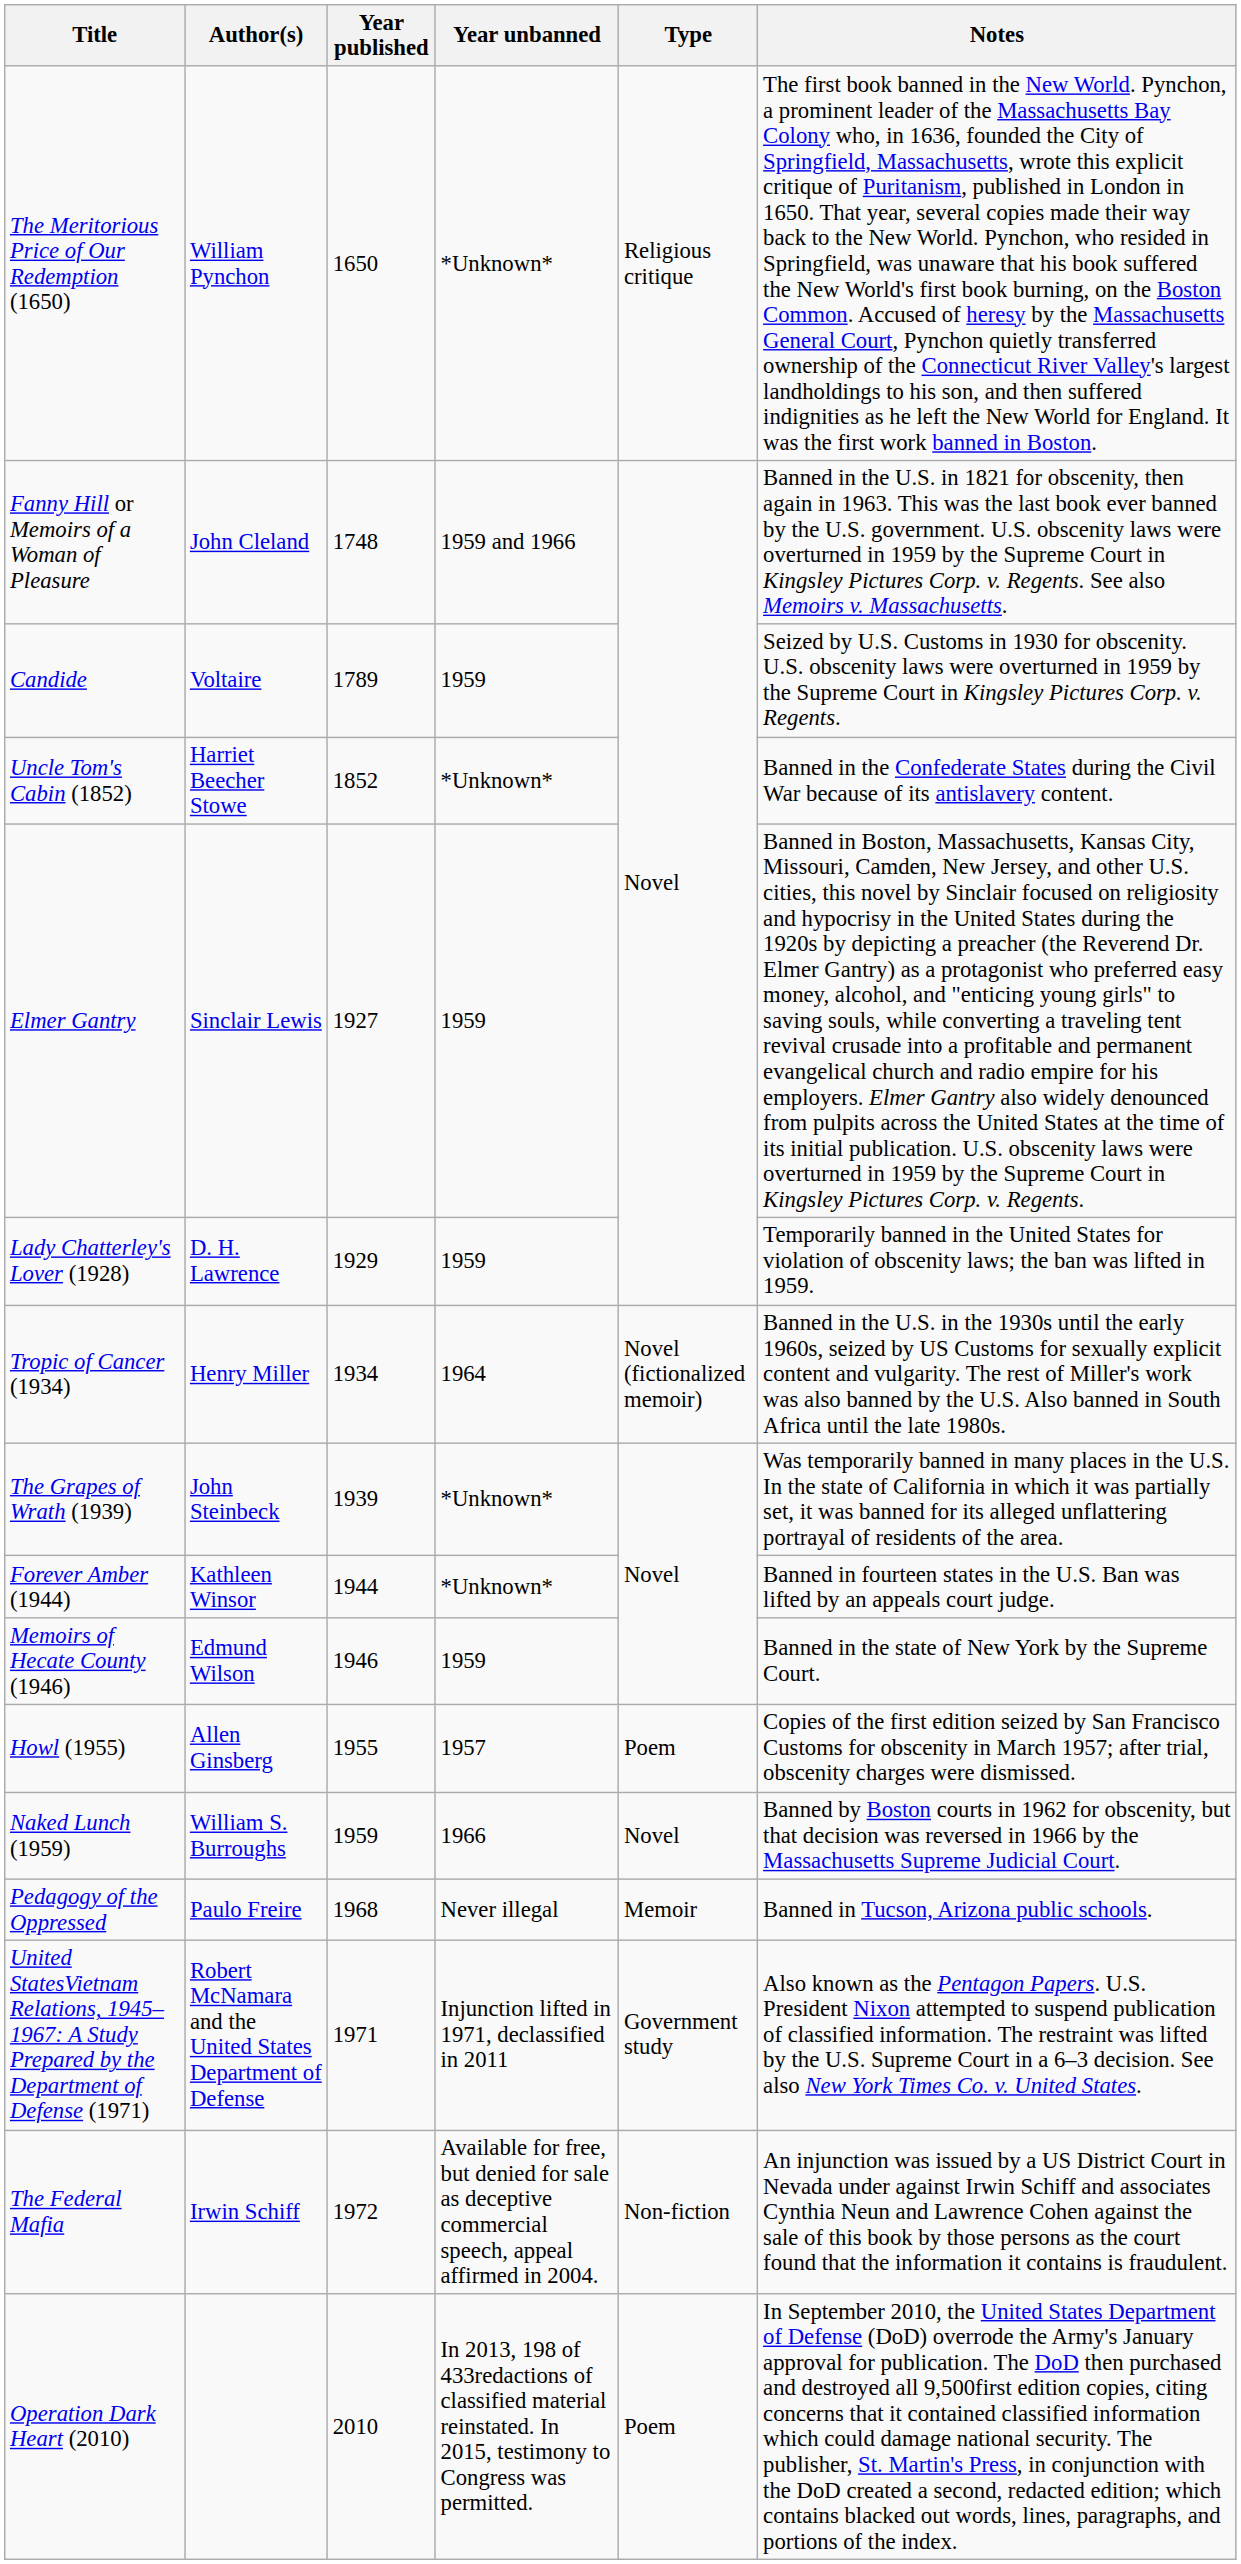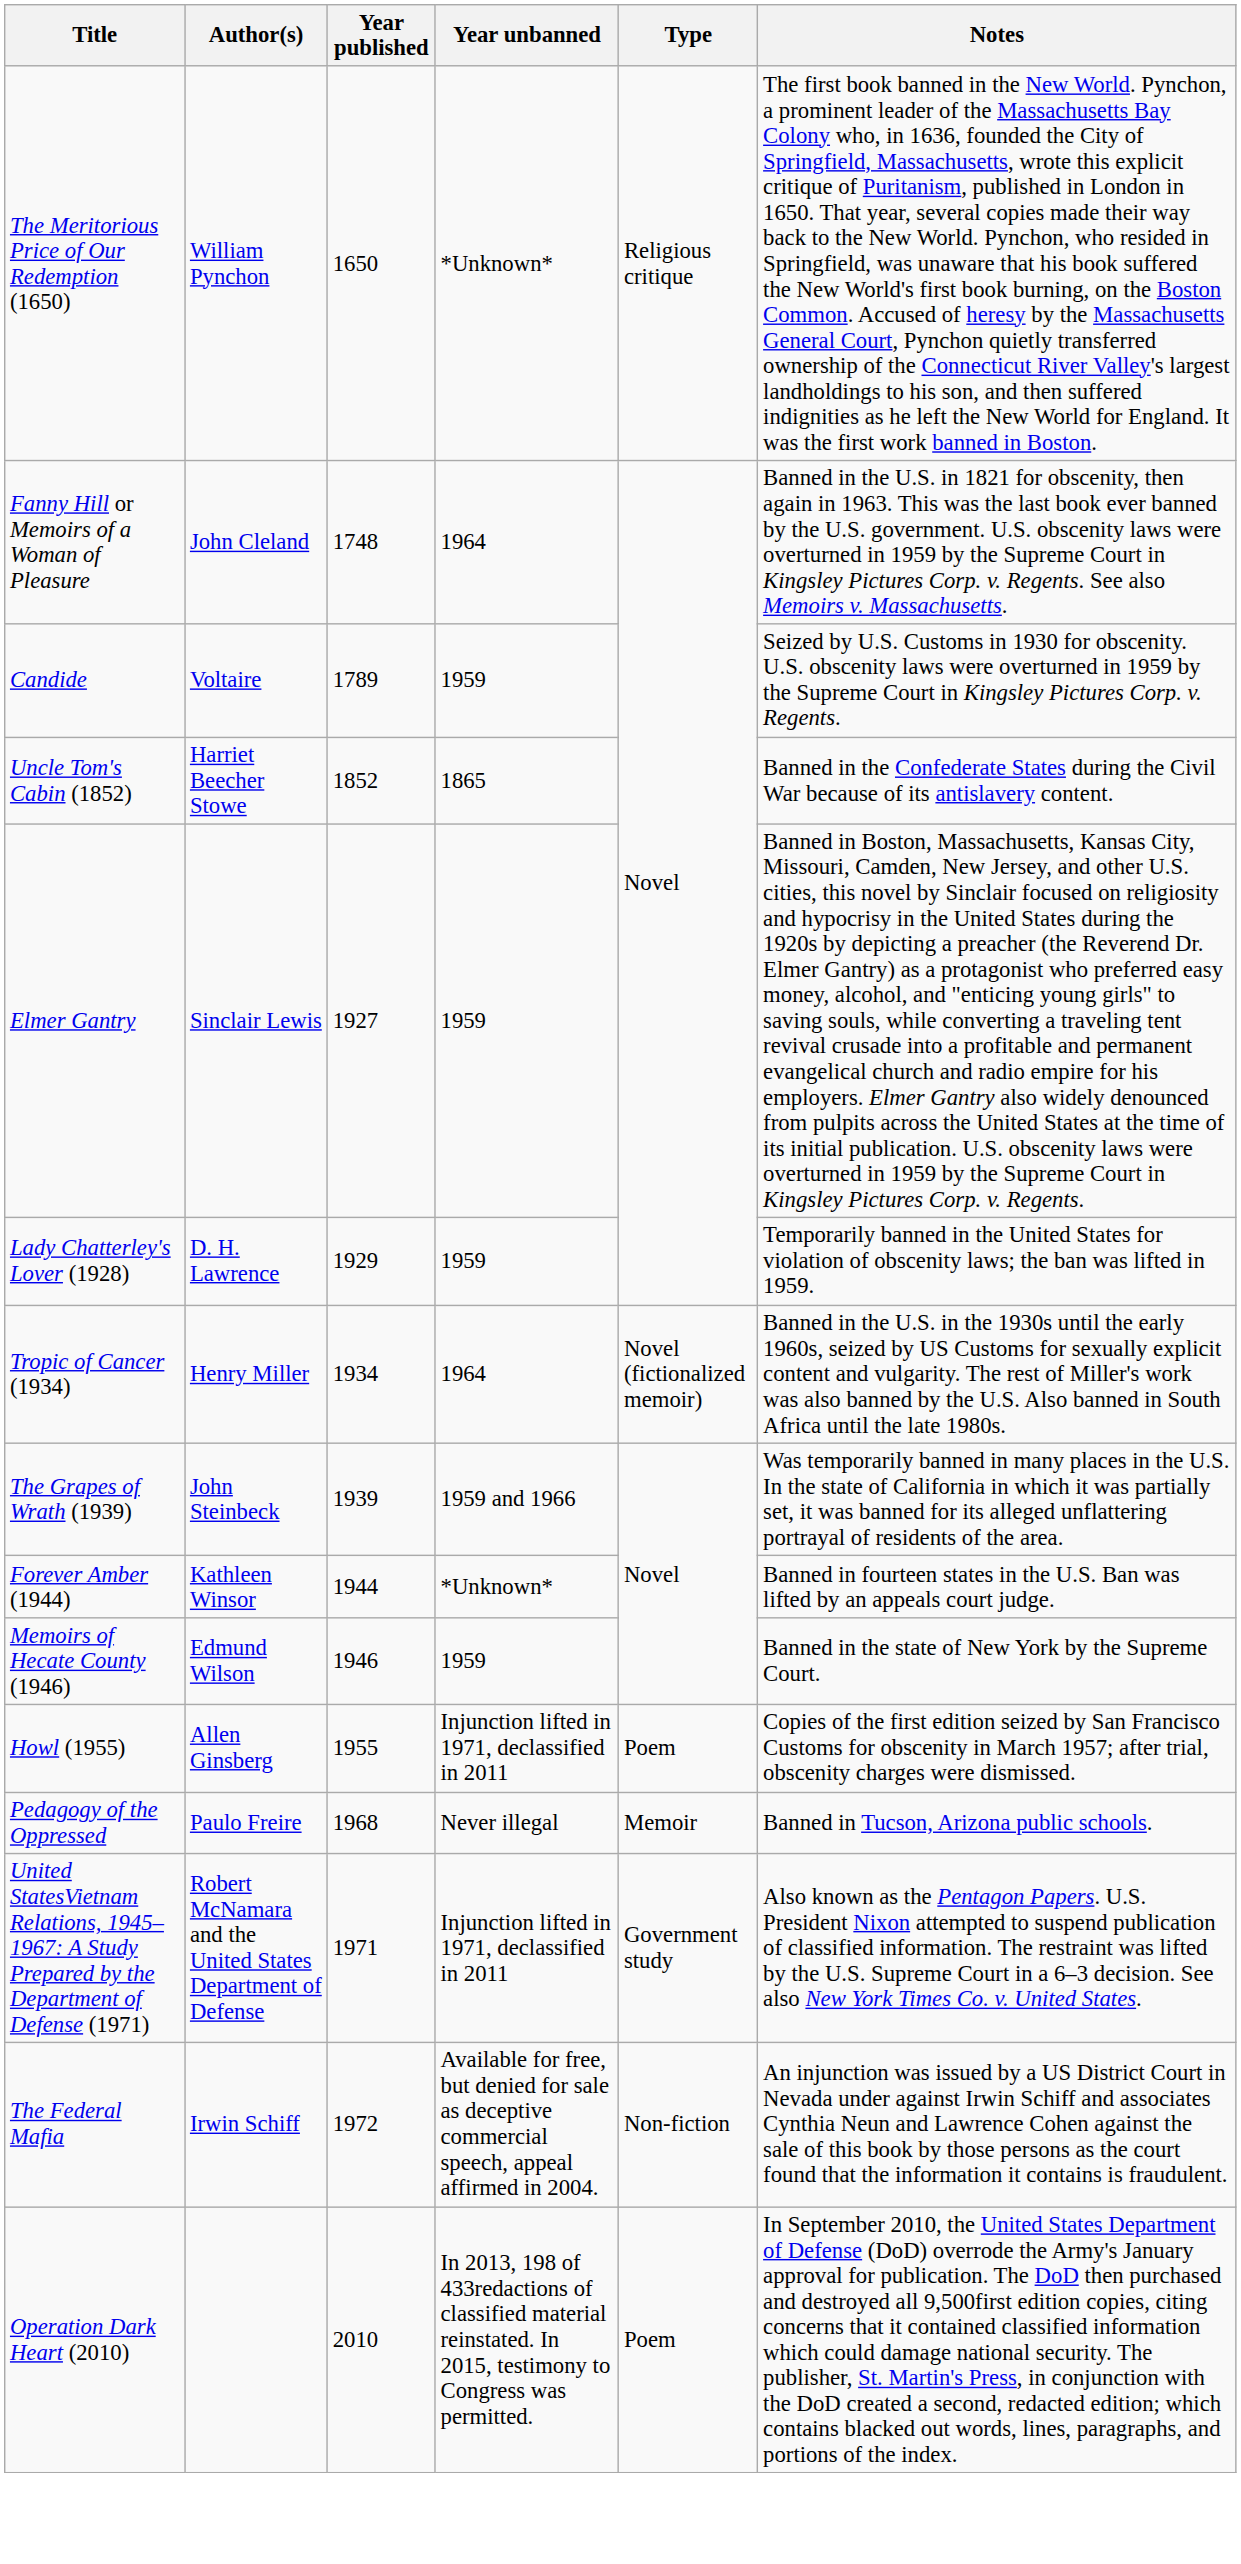(508, 541) 1959 and 1966 -> (463, 541) 1964
(497, 780) *Unknown* -> (463, 780) 1865
(497, 1499) *Unknown* -> (508, 1499) 1959 and 1966
(463, 1747) 1957 -> (526, 1747) Injunction lifted in 1971, declassified in 2011
- row: (70, 1835)
